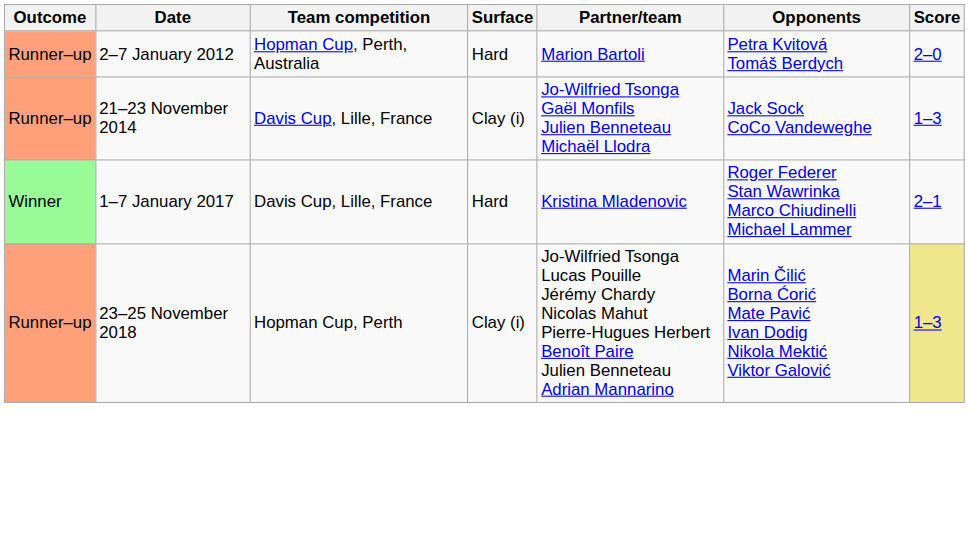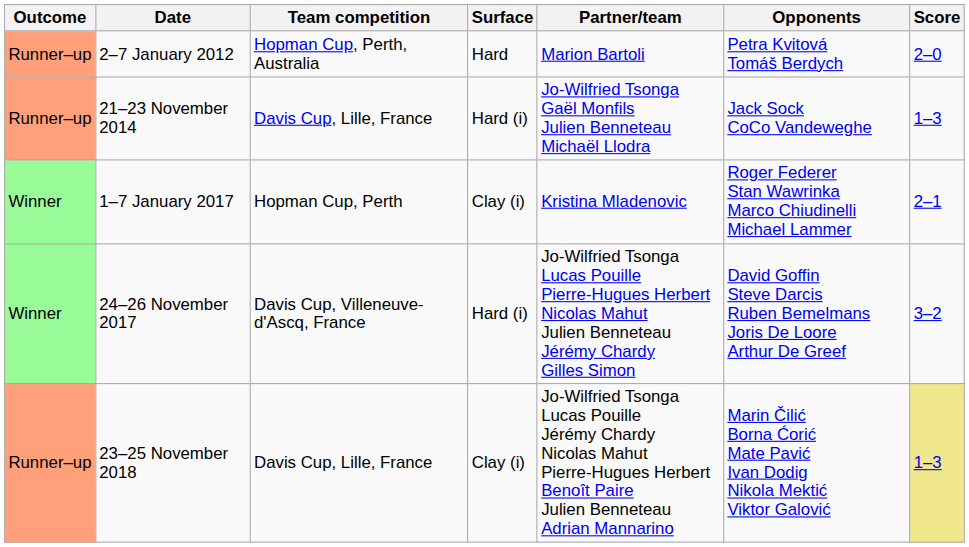(498, 118) Clay (i) -> (500, 118) Hard (i)
(343, 201) Davis Cup, Lille, France -> (328, 201) Hopman Cup, Perth
(490, 201) Hard -> (498, 201) Clay (i)
+ row: (164, 313)
(328, 322) Hopman Cup, Perth -> (343, 462) Davis Cup, Lille, France
